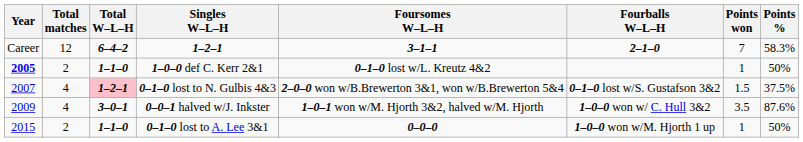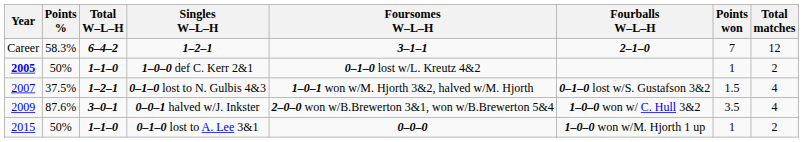columns swapped: (66, 21) <-> (779, 21)
(113, 88) pink background -> (103, 88) no background
(423, 88) 2–0–0 won w/B.Brewerton 3&1, won w/B.Brewerton 5&4 -> (413, 88) 1–0–1 won w/M. Hjorth 3&2, halved w/M. Hjorth
(423, 108) 1–0–1 won w/M. Hjorth 3&2, halved w/M. Hjorth -> (413, 108) 2–0–0 won w/B.Brewerton 3&1, won w/B.Brewerton 5&4
